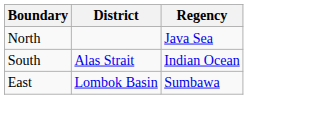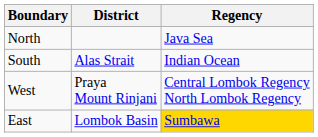+ row: (22, 90)
(192, 82) no background -> (192, 120) gold background
